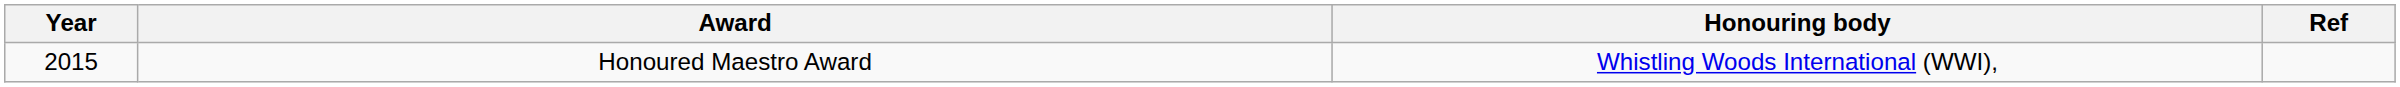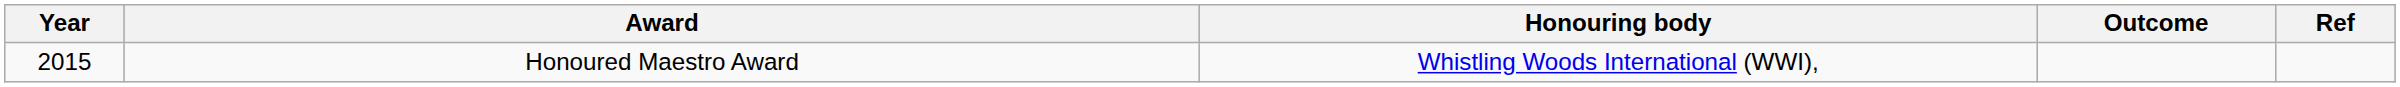+ column: (2156, 23)
